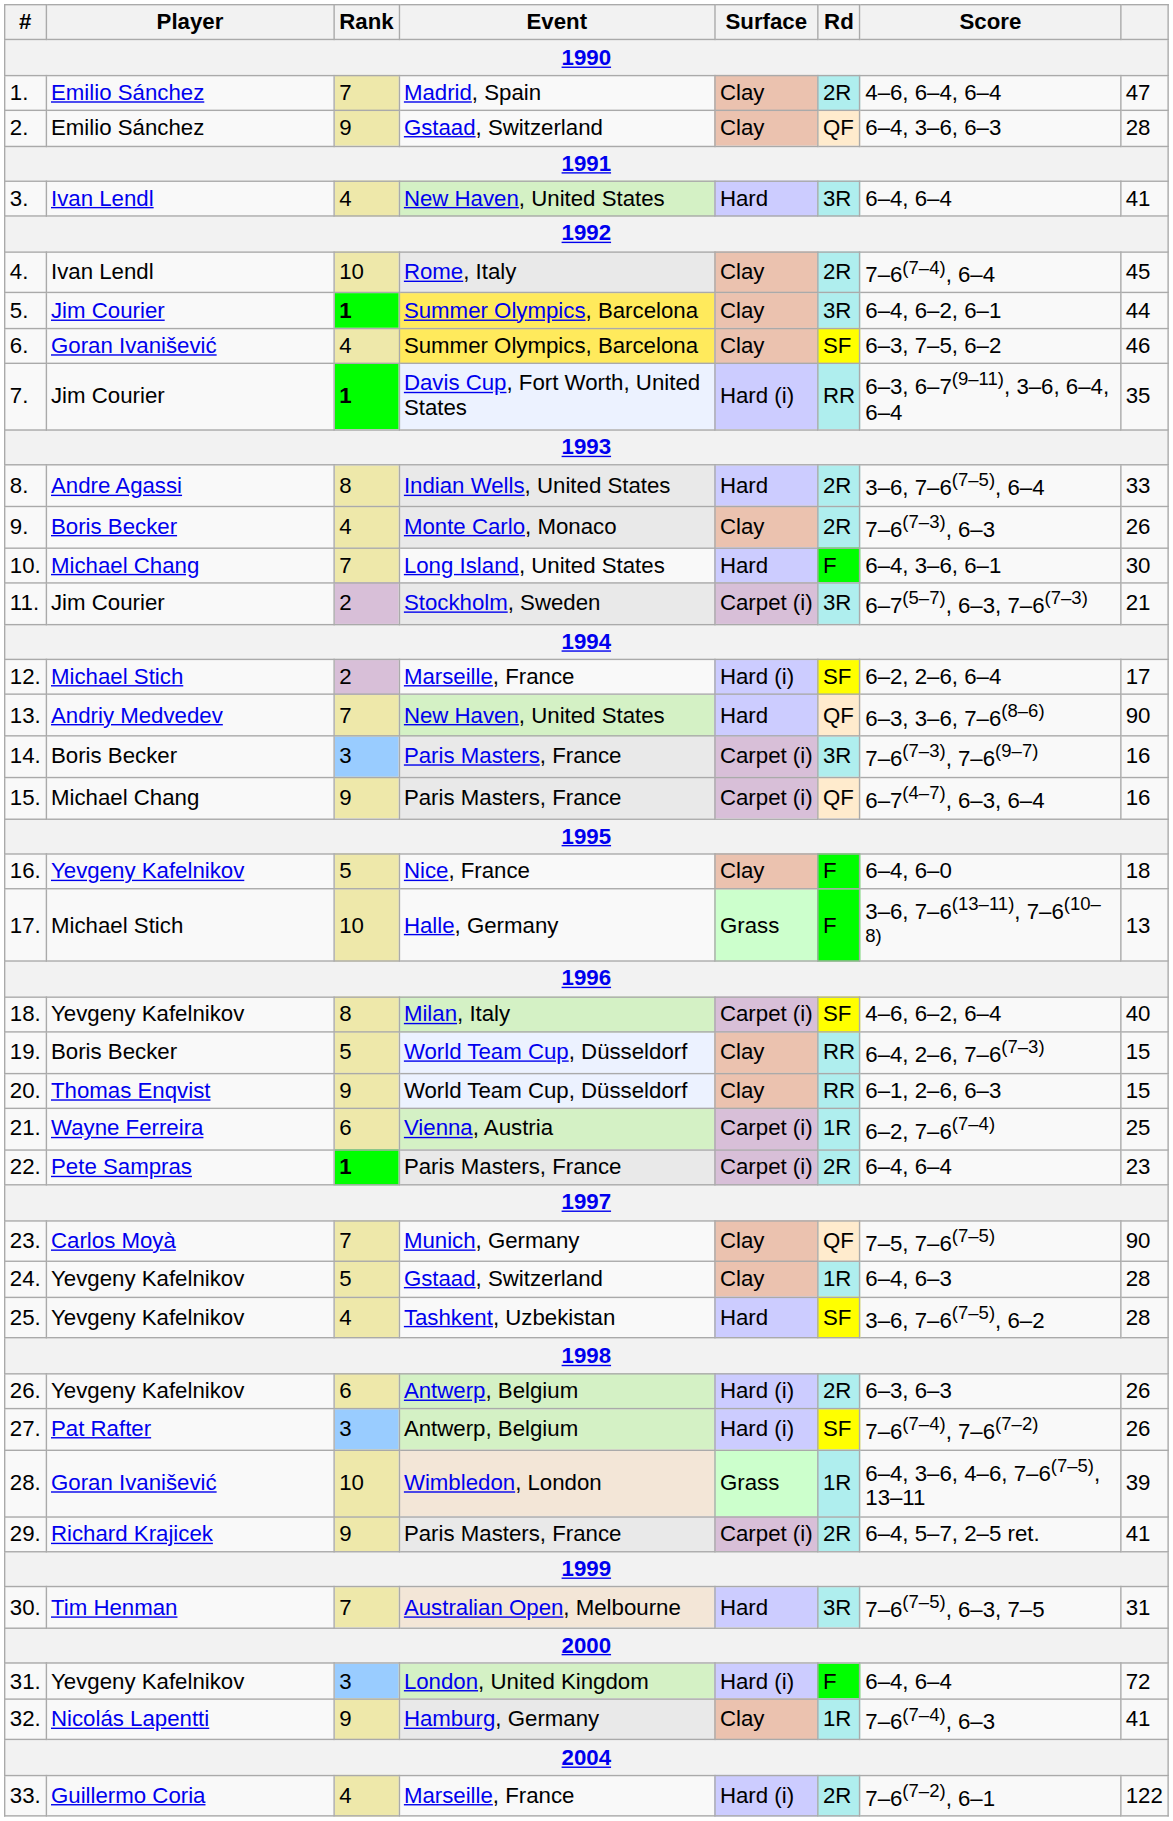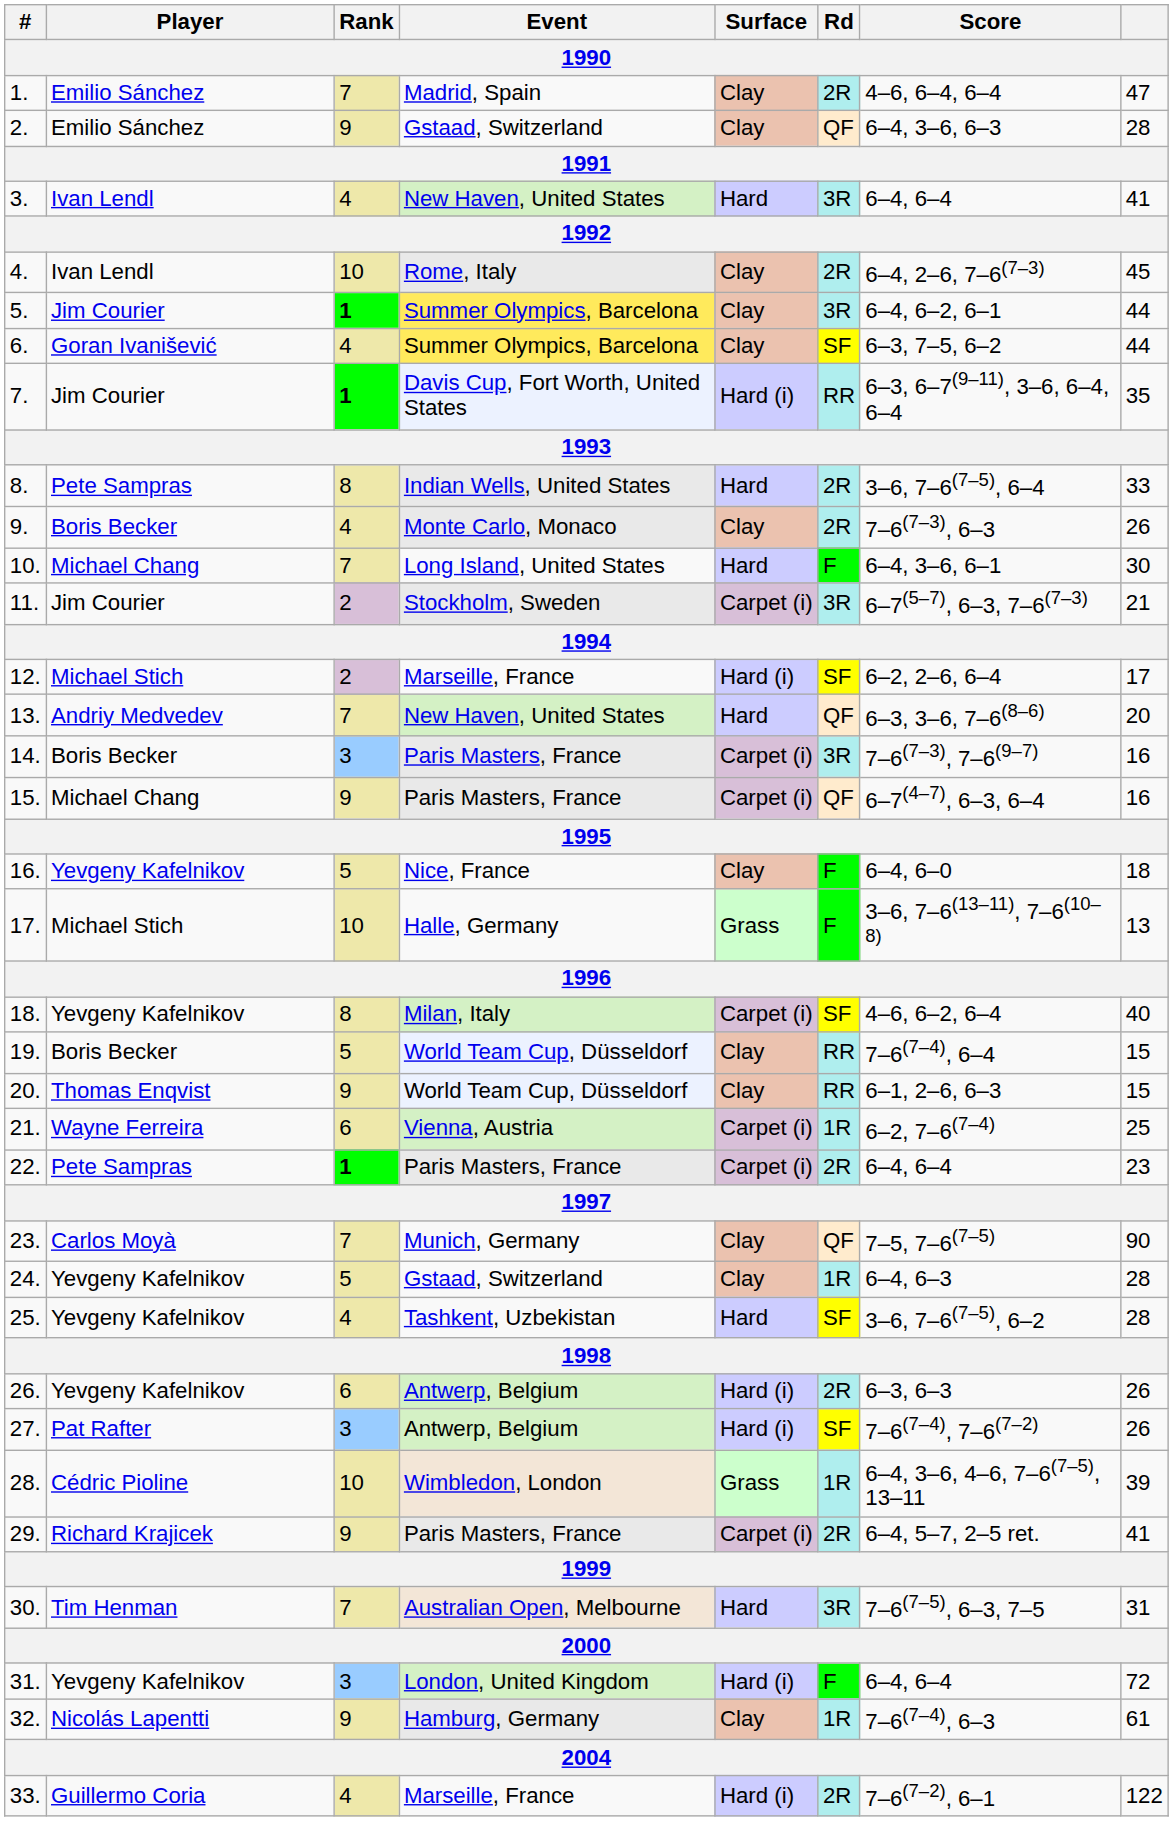(930, 272) 7–6(7–4), 6–4 -> (955, 272) 6–4, 2–6, 7–6(7–3)
(1138, 345) 46 -> (1138, 345) 44
(117, 485) Andre Agassi -> (121, 485) Pete Sampras
(1138, 715) 90 -> (1138, 715) 20
(955, 1052) 6–4, 2–6, 7–6(7–3) -> (930, 1052) 7–6(7–4), 6–4
(134, 1482) Goran Ivanišević -> (120, 1482) Cédric Pioline
(1138, 1719) 41 -> (1138, 1719) 61
